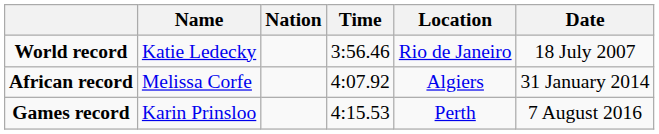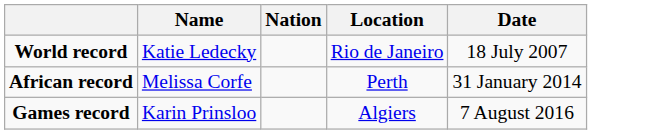- column: (360, 19)
(455, 81) Algiers -> (387, 81) Perth
(455, 112) Perth -> (387, 112) Algiers
